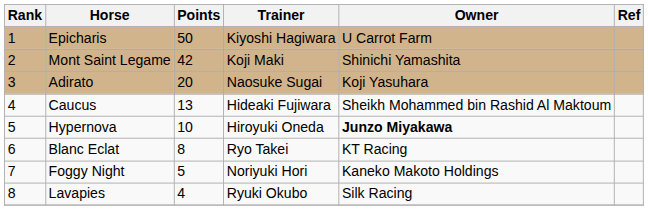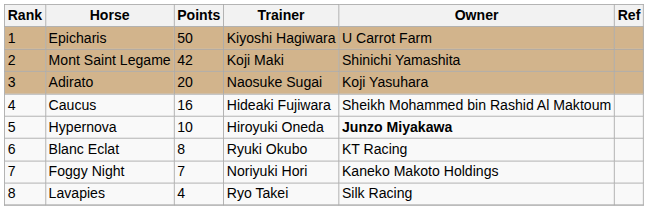(185, 104) 13 -> (185, 104) 16
(257, 149) Ryo Takei -> (267, 149) Ryuki Okubo
(181, 171) 5 -> (181, 171) 7
(267, 194) Ryuki Okubo -> (257, 194) Ryo Takei
